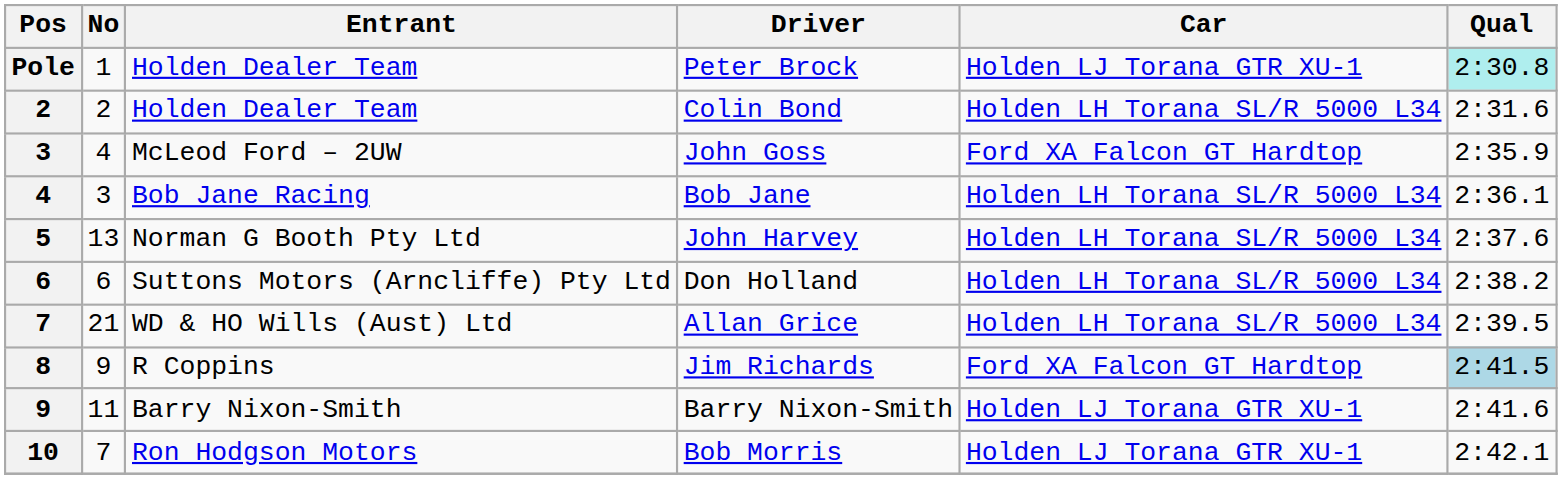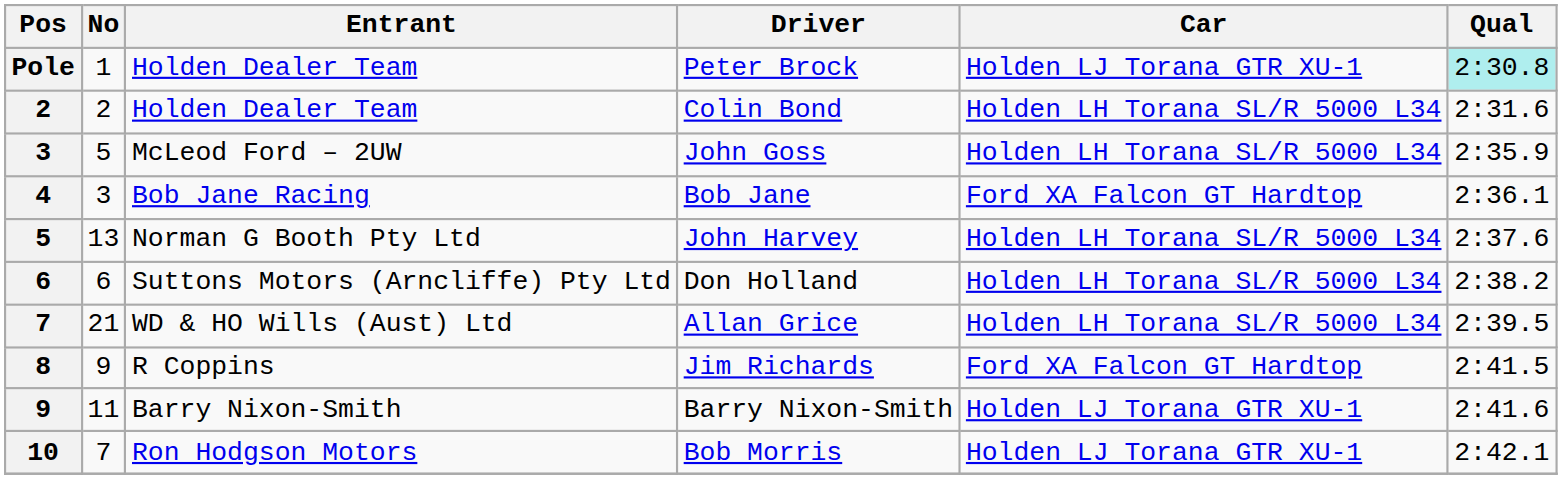(103, 155) 4 -> (103, 155) 5
(1164, 155) Ford XA Falcon GT Hardtop -> (1204, 155) Holden LH Torana SL/R 5000 L34
(1204, 197) Holden LH Torana SL/R 5000 L34 -> (1164, 197) Ford XA Falcon GT Hardtop
(1502, 368) lightblue background -> (1502, 368) no background
